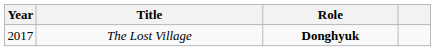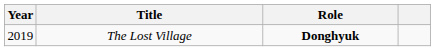(20, 35) 2017 -> (20, 35) 2019
